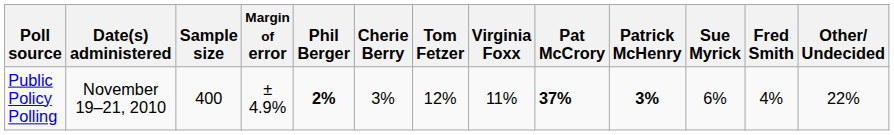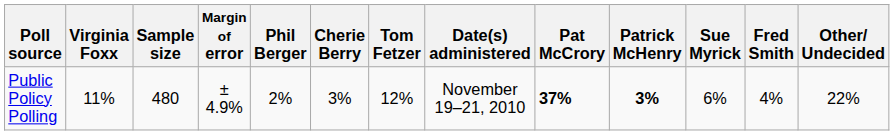columns swapped: (121, 44) <-> (502, 44)
(209, 98) 400 -> (165, 98) 480
(324, 98) bold -> (280, 98) normal
